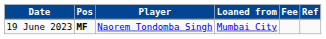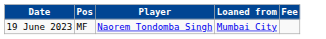- column: (310, 12)
(82, 27) bold -> (82, 27) normal
